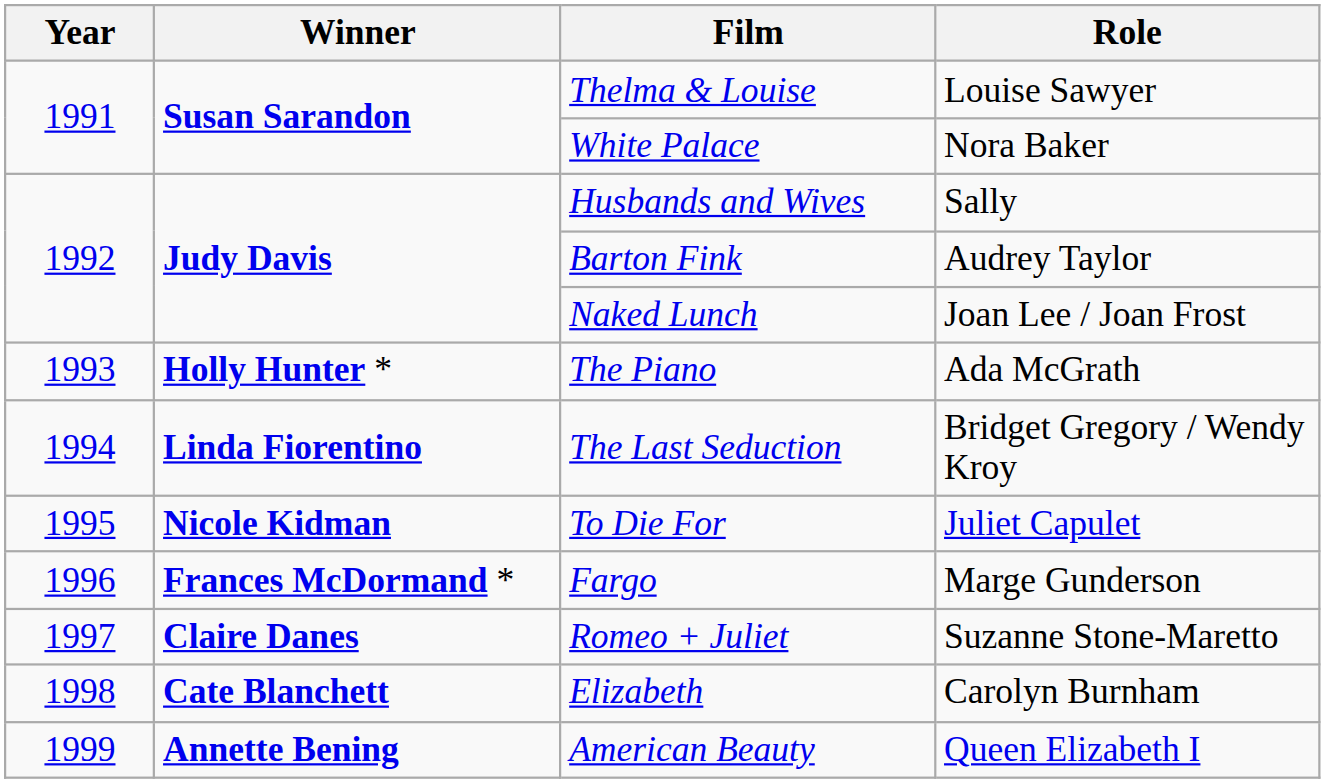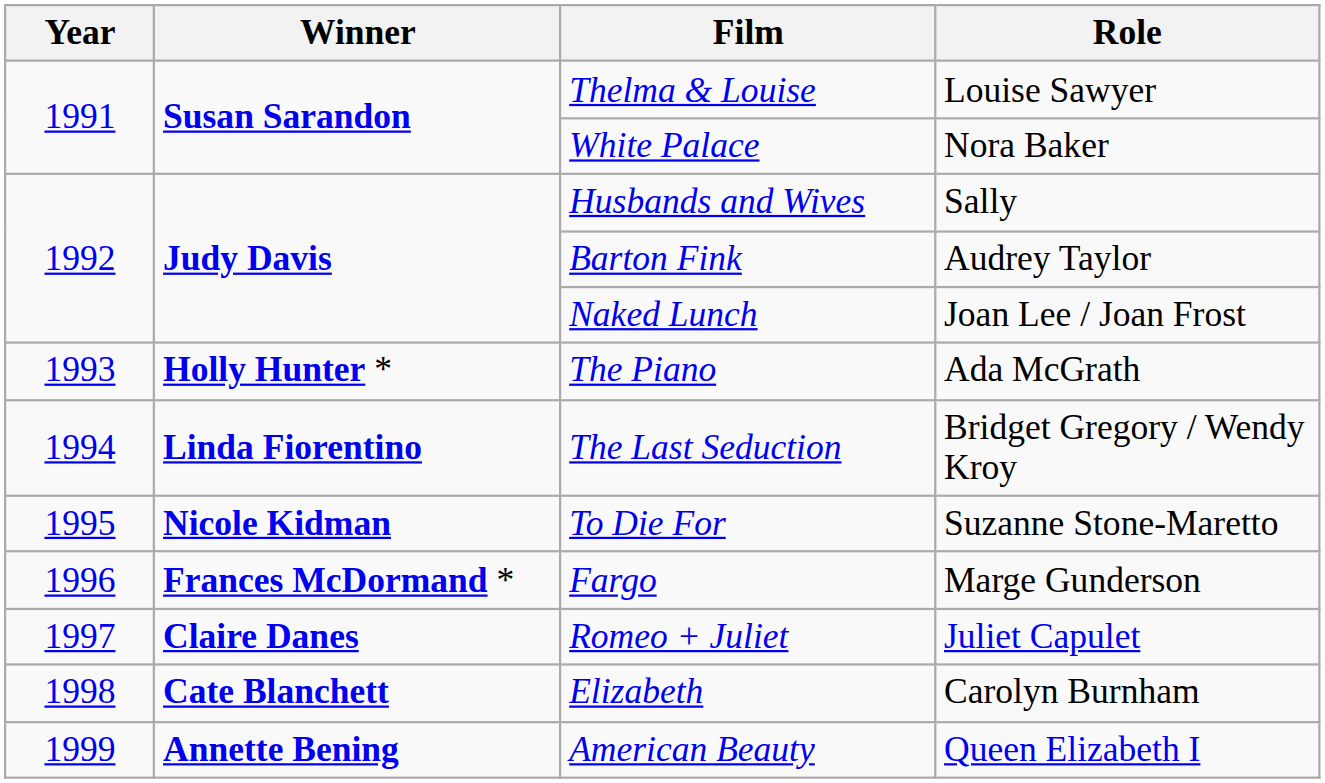(1042, 523) Juliet Capulet -> (1111, 523) Suzanne Stone-Maretto
(1111, 635) Suzanne Stone-Maretto -> (1042, 635) Juliet Capulet
